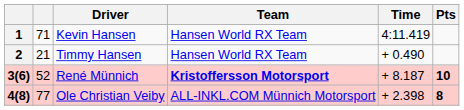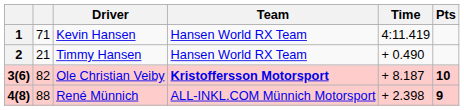(43, 75) 52 -> (43, 75) 82
(97, 75) René Münnich -> (110, 75) Ole Christian Veiby
(43, 96) 77 -> (43, 96) 88
(110, 96) Ole Christian Veiby -> (97, 96) René Münnich
(440, 96) 8 -> (440, 96) 9
